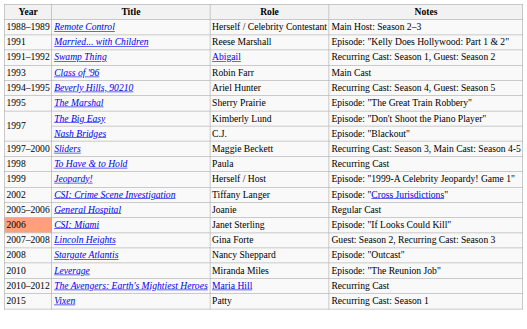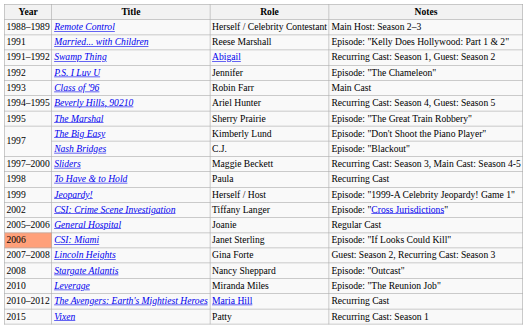+ row: (77, 73)
